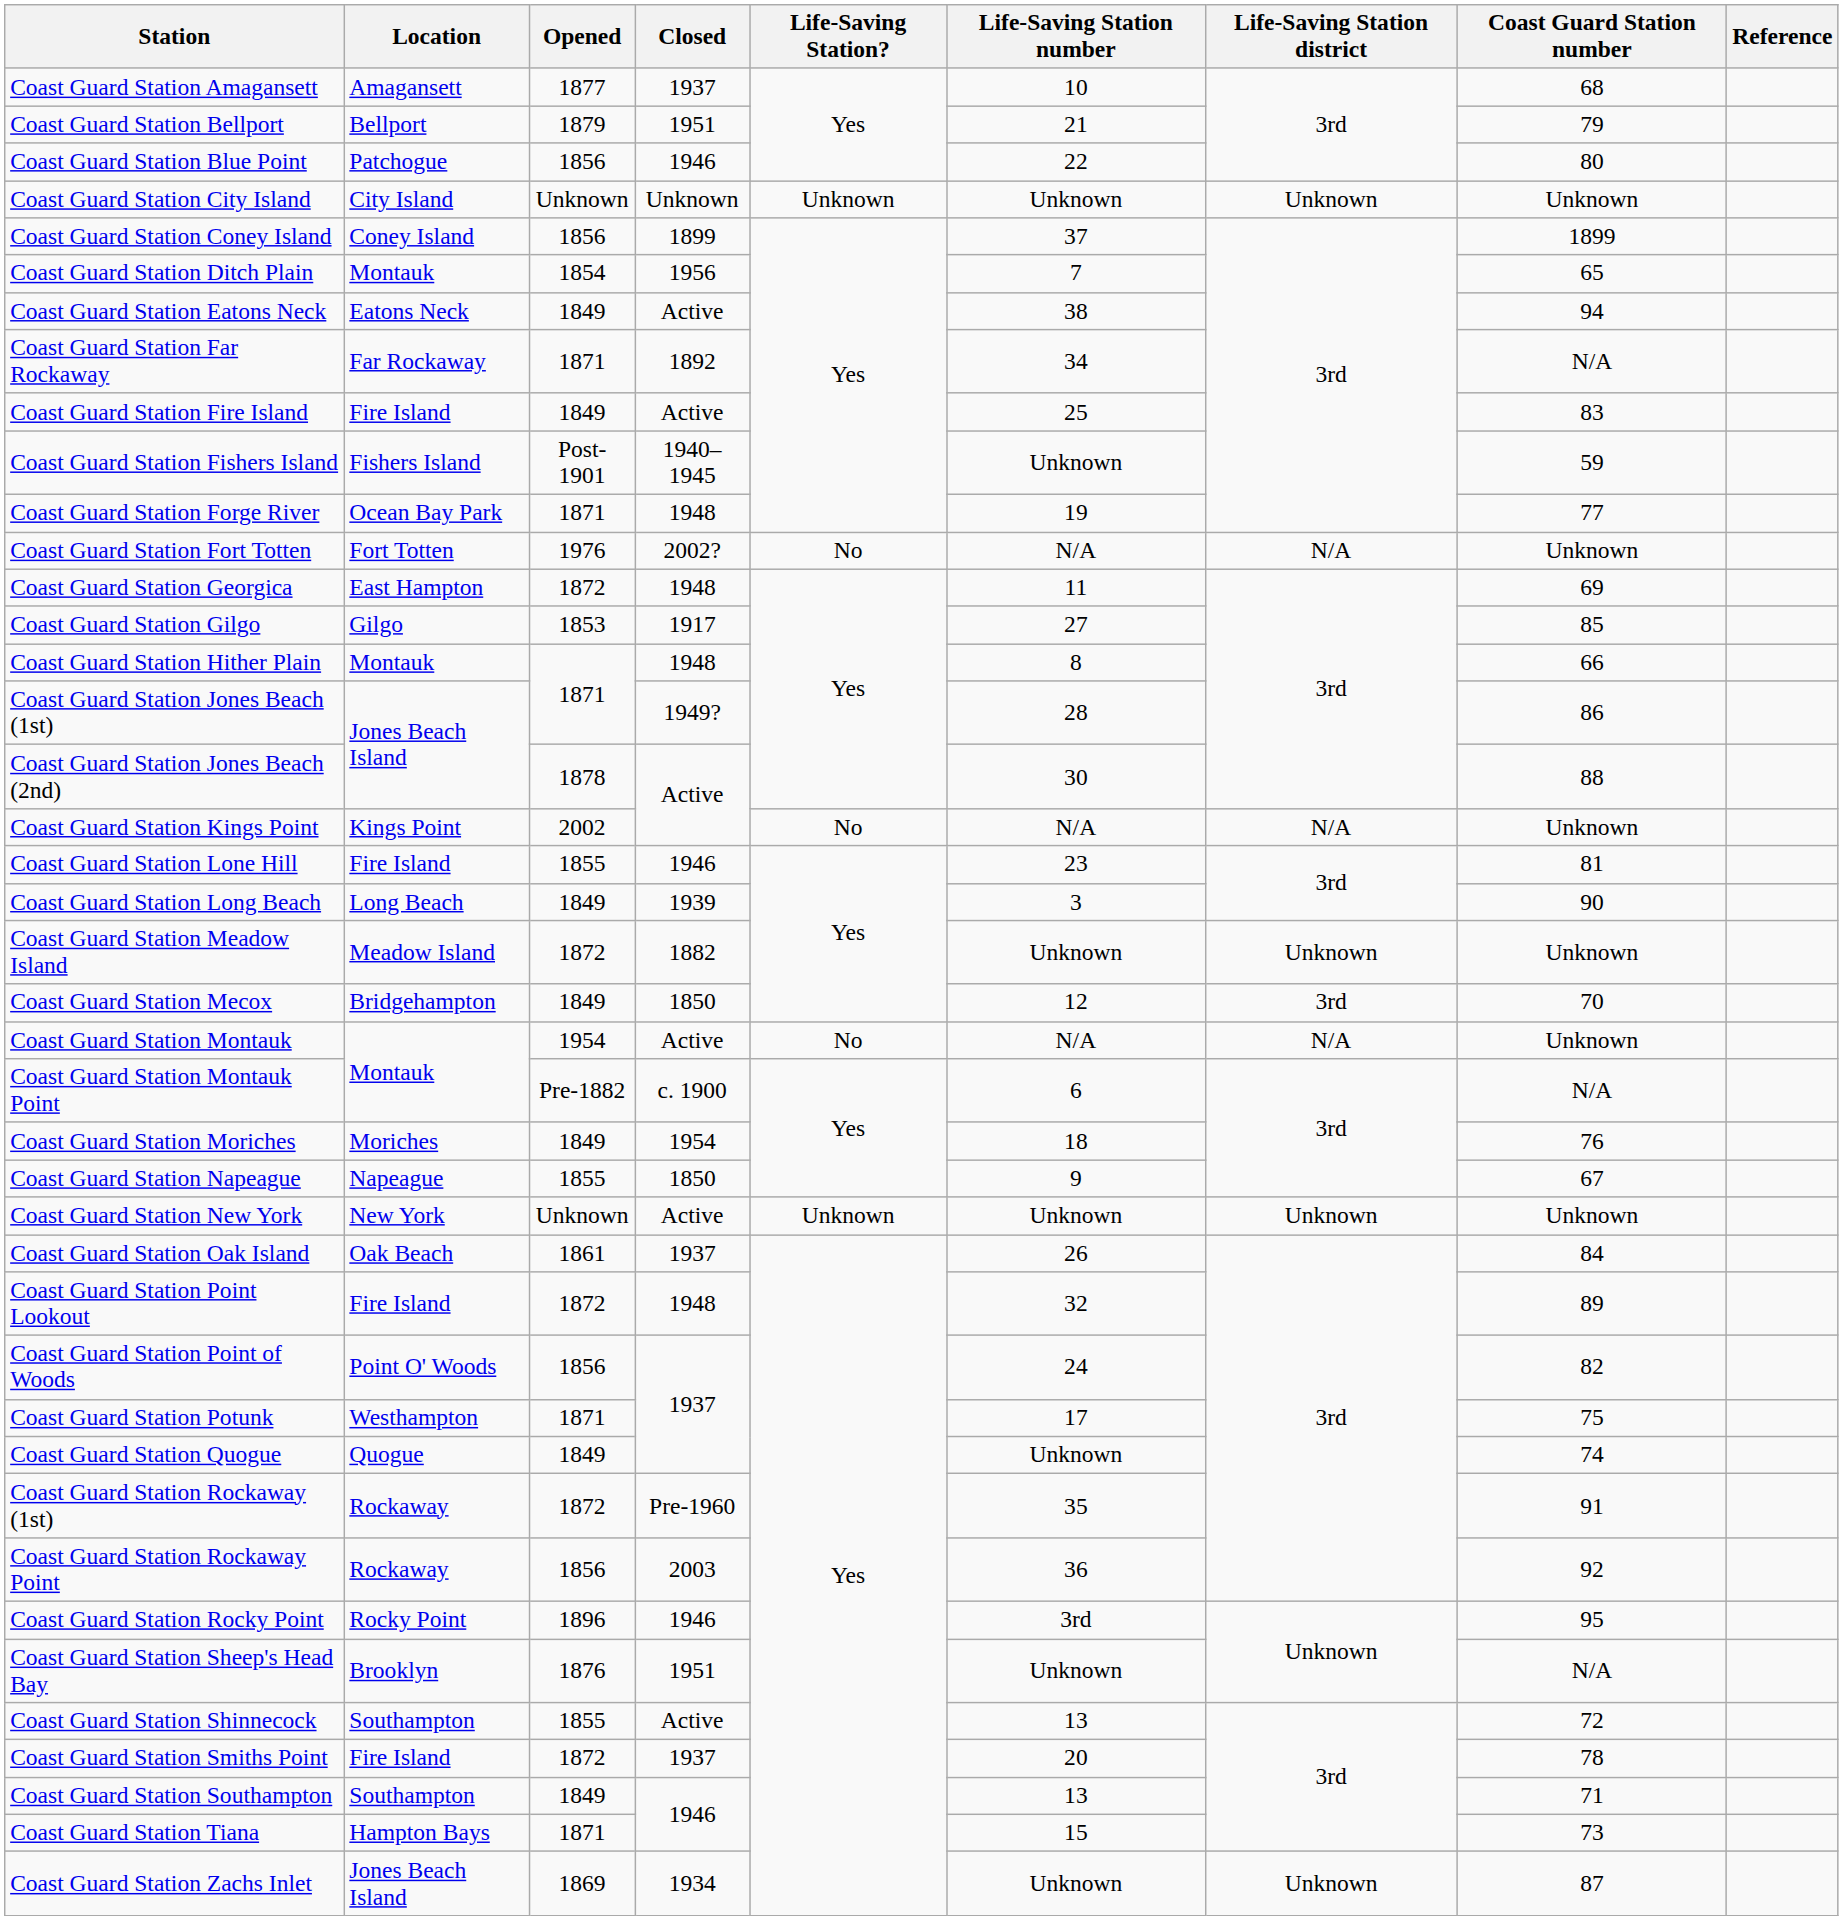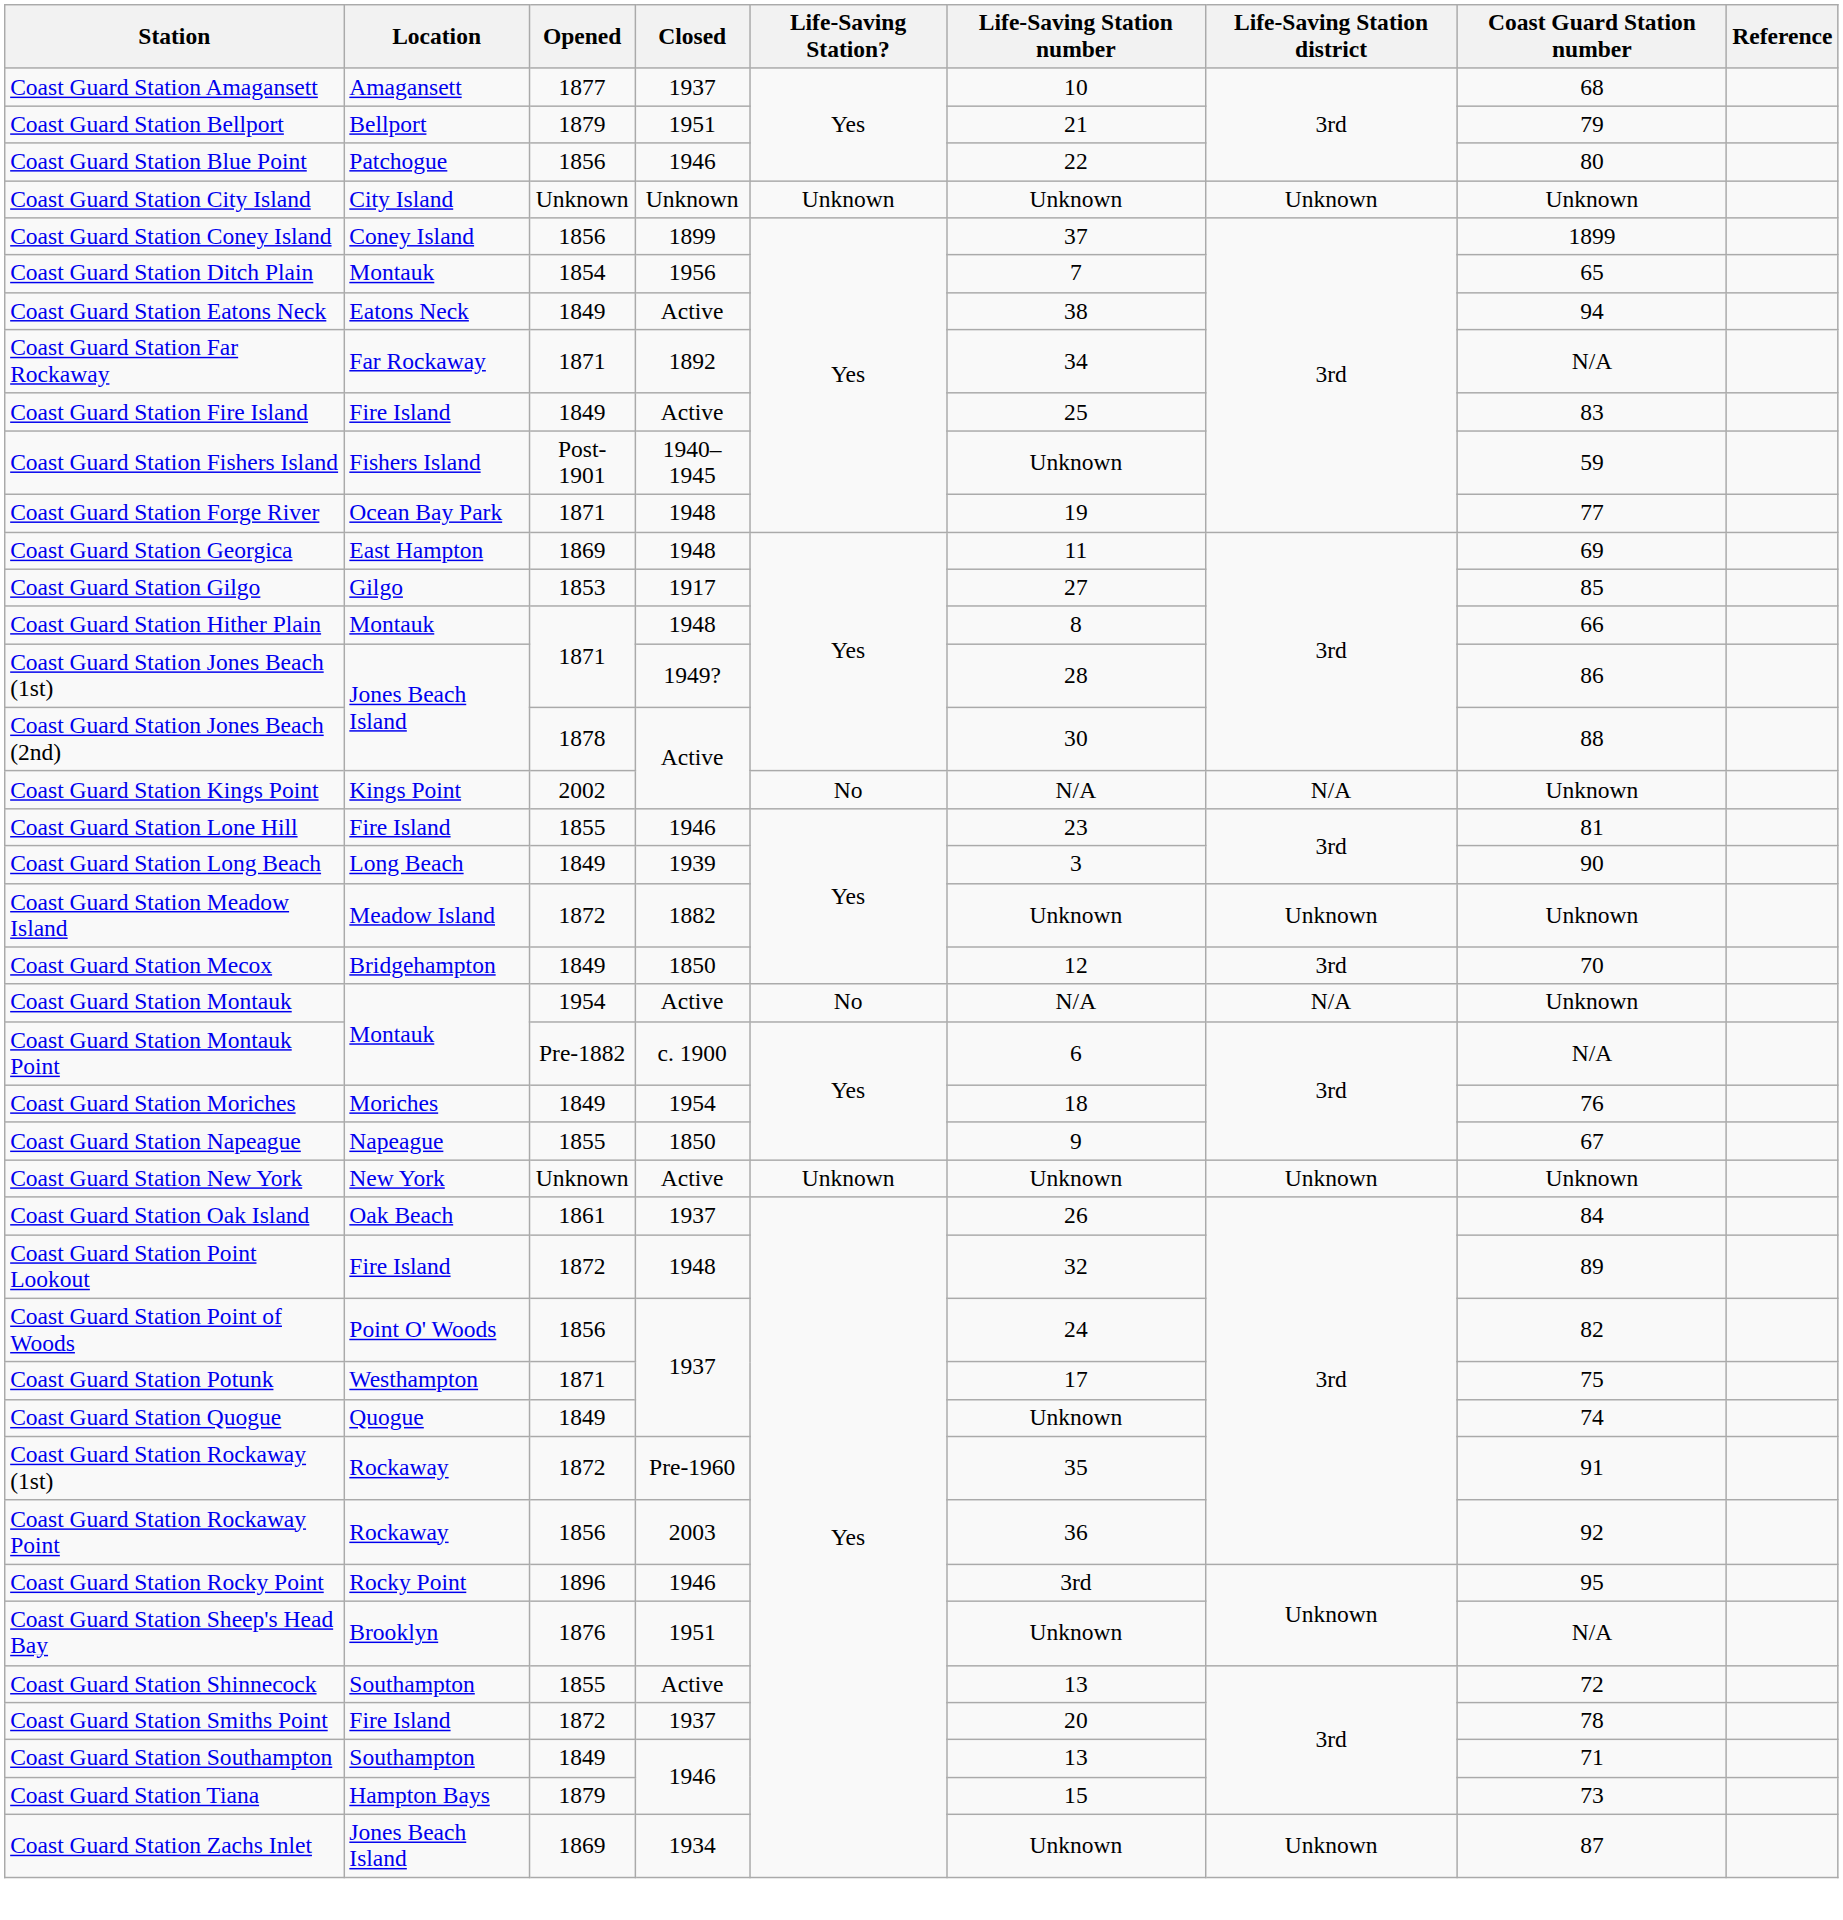- row: (161, 550)
(582, 587) 1872 -> (582, 550) 1869
(582, 1832) 1871 -> (582, 1795) 1879
